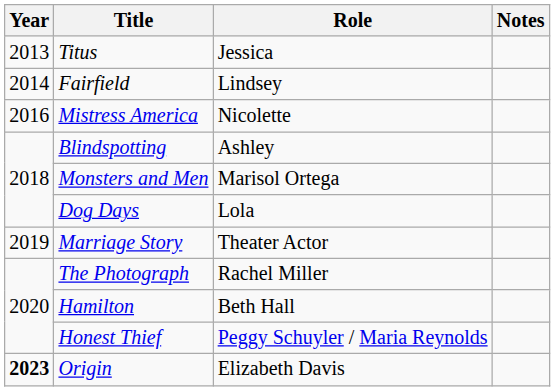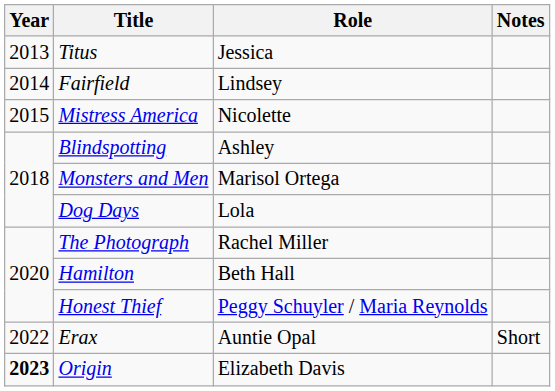(29, 115) 2016 -> (29, 115) 2015
- row: (120, 242)
+ row: (78, 337)
